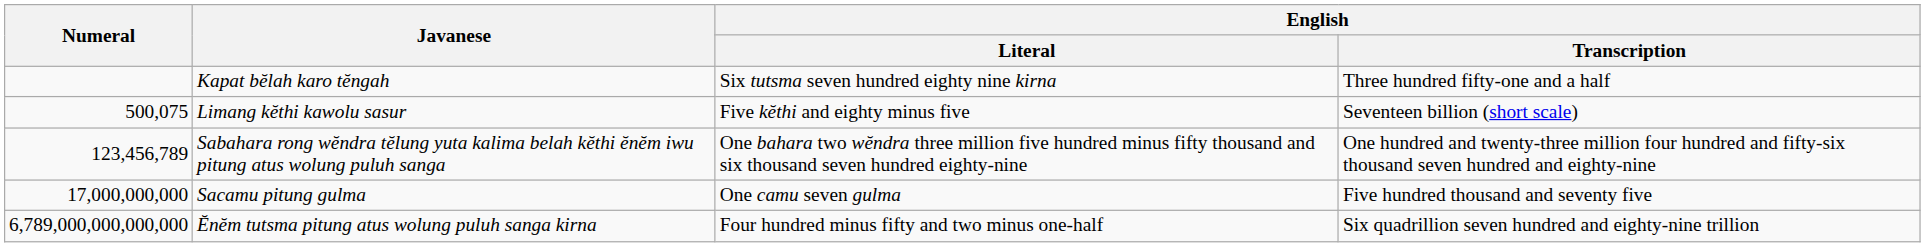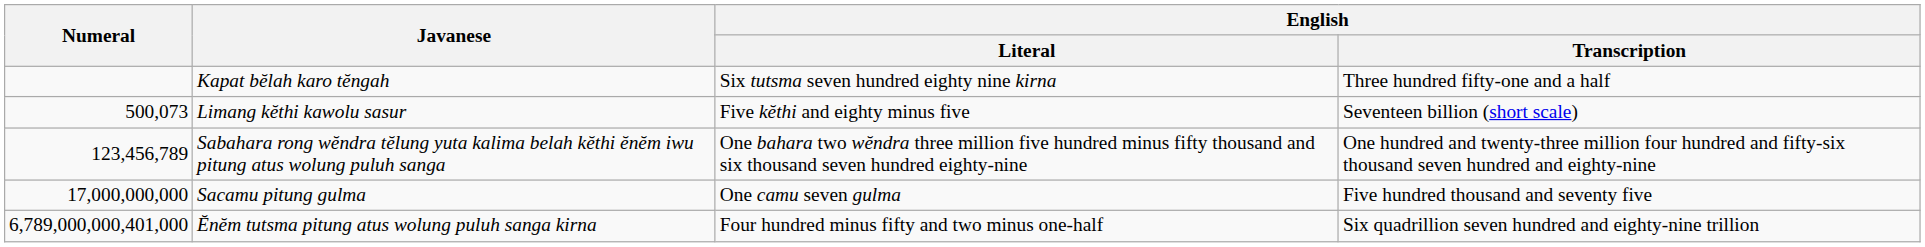(157, 111) 500,075 -> (157, 111) 500,073
(99, 225) 6,789,000,000,000,000 -> (99, 225) 6,789,000,000,401,000
